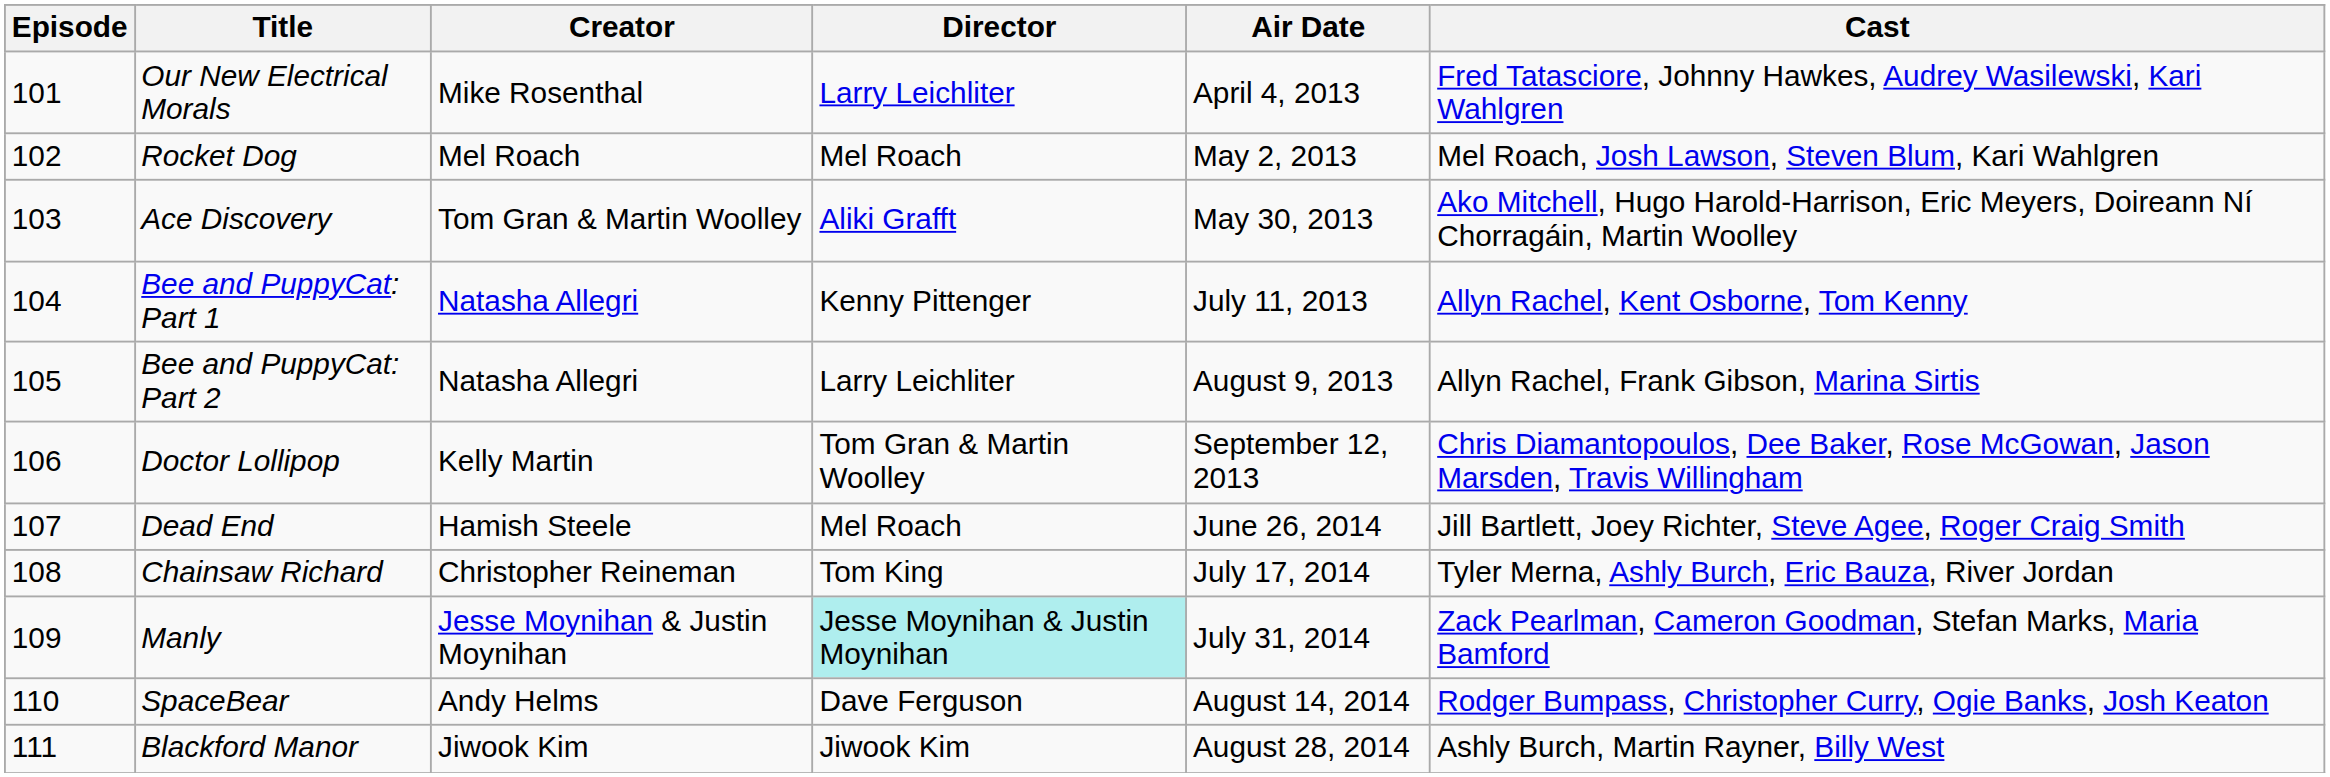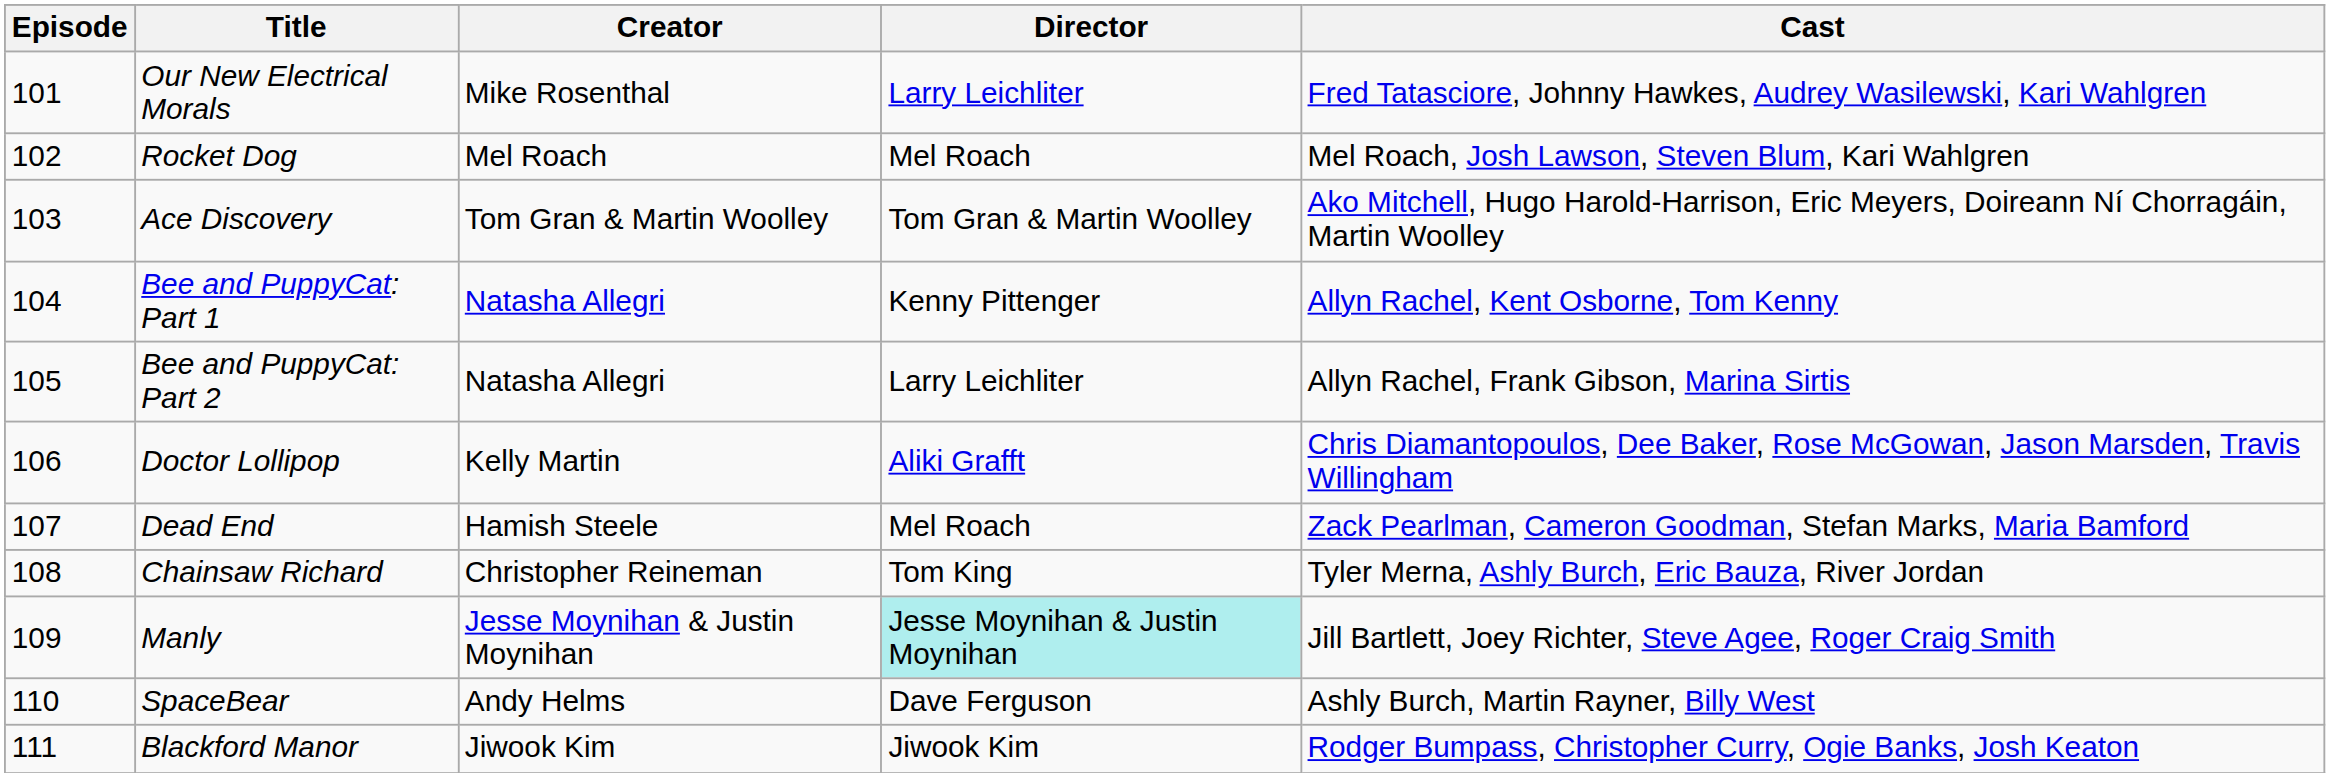- column: (1308, 28)
(888, 219) Aliki Grafft -> (1070, 219) Tom Gran & Martin Woolley
(944, 461) Tom Gran & Martin Woolley -> (957, 461) Aliki Grafft
(1811, 525) Jill Bartlett, Joey Richter, Steve Agee, Roger Craig Smith -> (1748, 525) Zack Pearlman, Cameron Goodman, Stefan Marks, Maria Bamford
(1818, 637) Zack Pearlman, Cameron Goodman, Stefan Marks, Maria Bamford -> (1681, 637) Jill Bartlett, Joey Richter, Steve Agee, Roger Craig Smith
(1853, 700) Rodger Bumpass, Christopher Curry, Ogie Banks, Josh Keaton -> (1561, 700) Ashly Burch, Martin Rayner, Billy West
(1691, 748) Ashly Burch, Martin Rayner, Billy West -> (1723, 748) Rodger Bumpass, Christopher Curry, Ogie Banks, Josh Keaton
